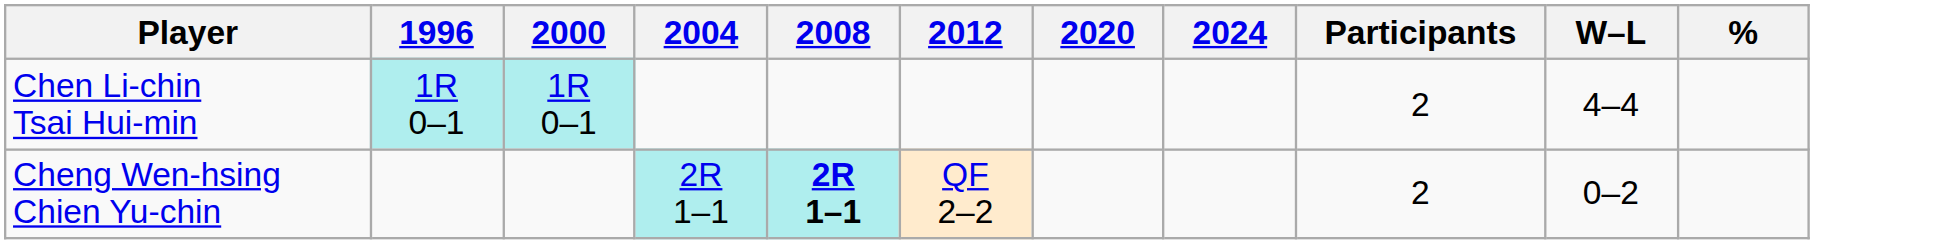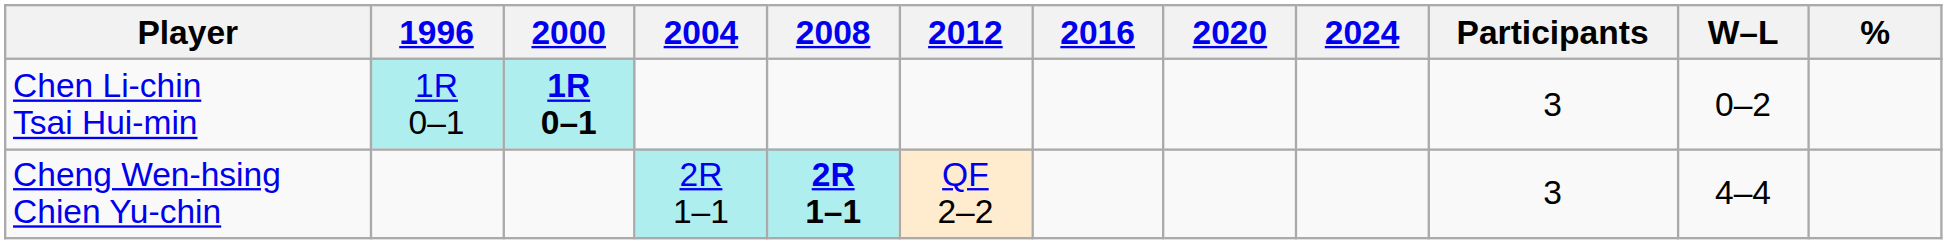+ column: (1098, 32)
(569, 104) normal -> (569, 104) bold
(1420, 104) 2 -> (1553, 104) 3
(1611, 104) 4–4 -> (1743, 104) 0–2
(1420, 194) 2 -> (1553, 194) 3
(1611, 194) 0–2 -> (1743, 194) 4–4
